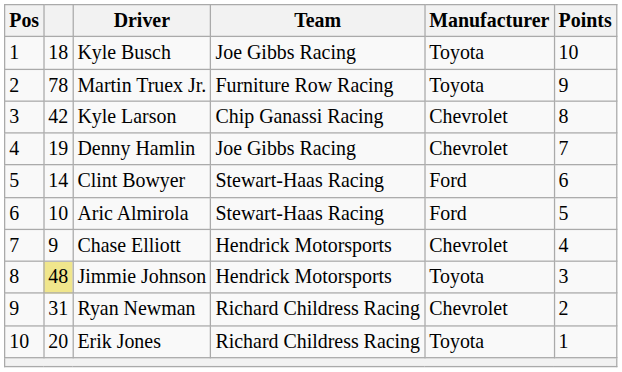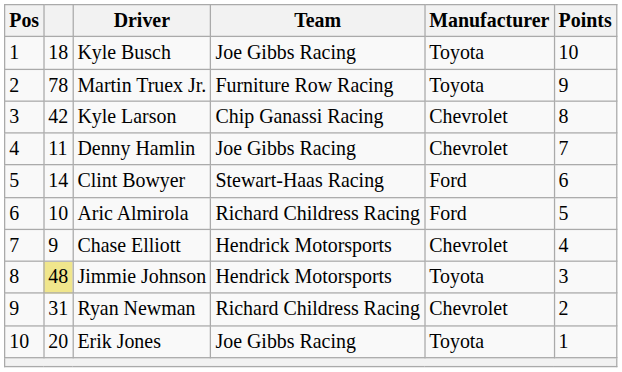(58, 148) 19 -> (58, 148) 11
(300, 212) Stewart-Haas Racing -> (318, 212) Richard Childress Racing
(318, 340) Richard Childress Racing -> (286, 340) Joe Gibbs Racing
